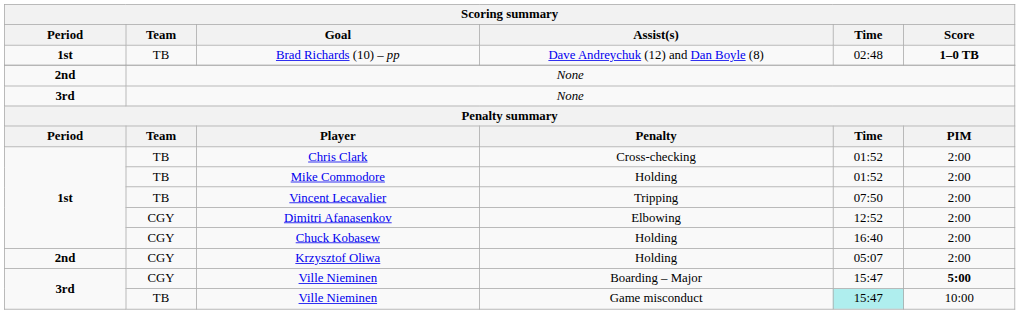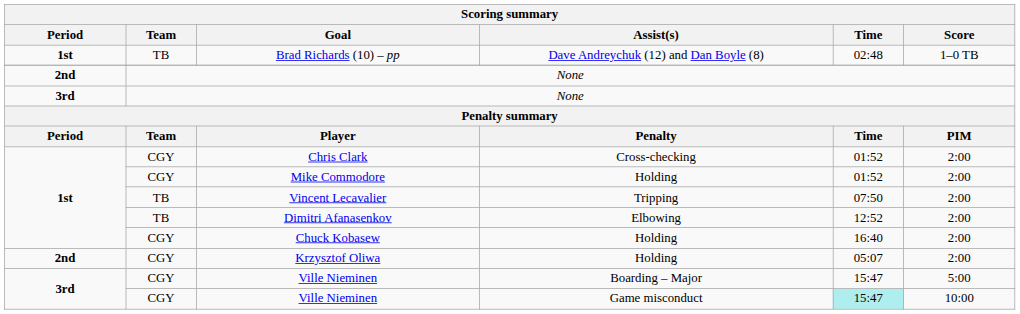(959, 55) bold -> (959, 55) normal
(161, 156) TB -> (161, 156) CGY
(161, 177) TB -> (161, 177) CGY
(161, 217) CGY -> (161, 217) TB
(959, 278) bold -> (959, 278) normal
(161, 298) TB -> (161, 298) CGY
